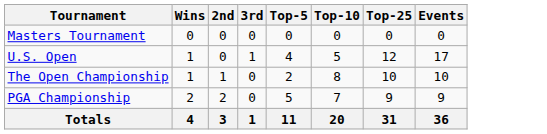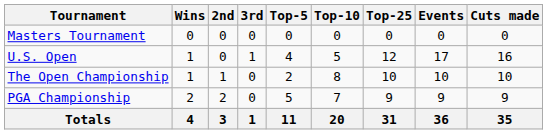+ column: (505, 15)
